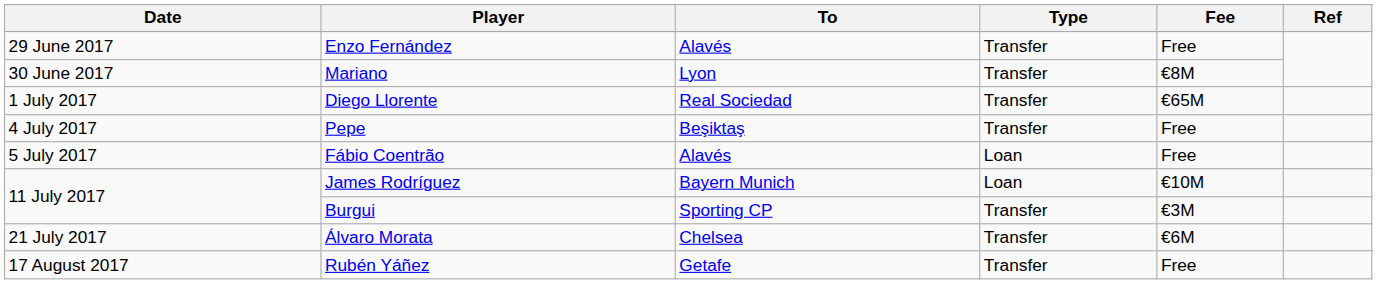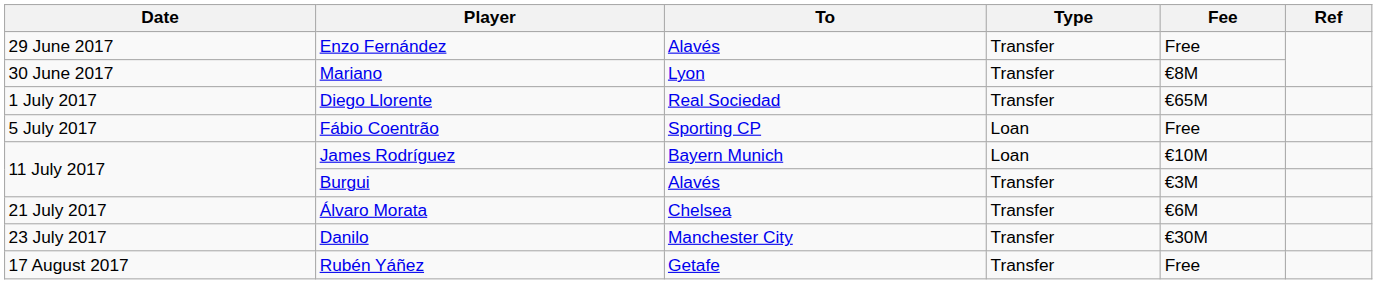- row: (345, 127)
(705, 155) Alavés -> (715, 127) Sporting CP
(726, 210) Sporting CP -> (694, 182) Alavés
+ row: (344, 237)
